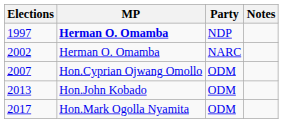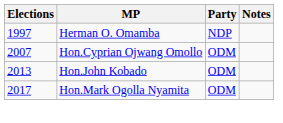(114, 33) bold -> (109, 33) normal
- row: (19, 52)
